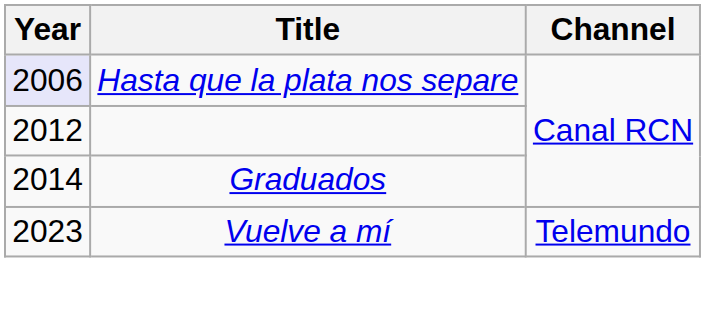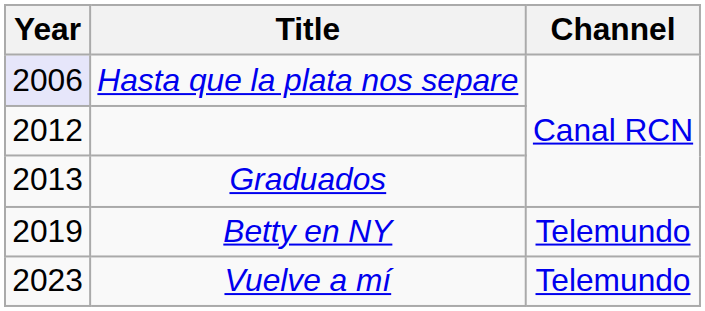(48, 180) 2014 -> (48, 180) 2013
+ row: (308, 230)
